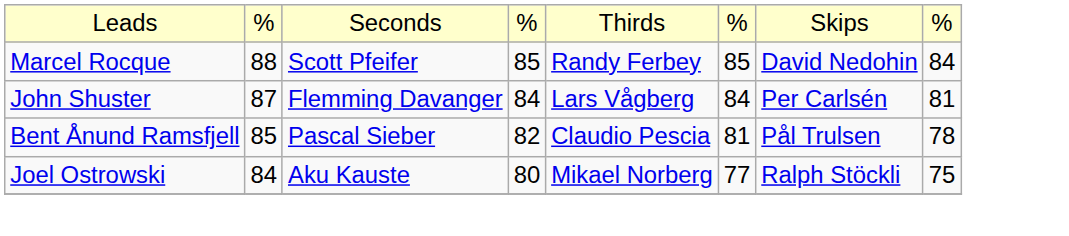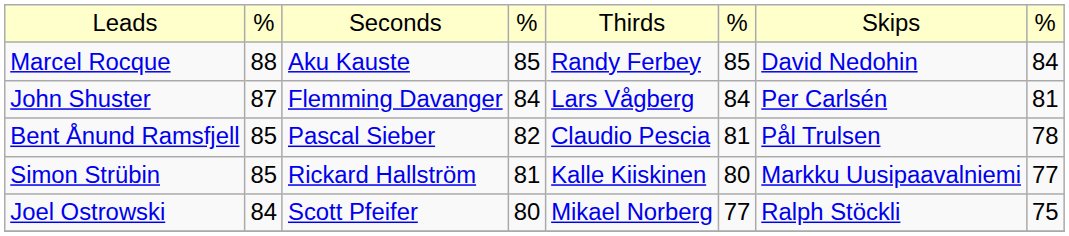(353, 61) Scott Pfeifer -> (349, 61) Aku Kauste
+ row: (85, 174)
(349, 174) Aku Kauste -> (353, 212) Scott Pfeifer
